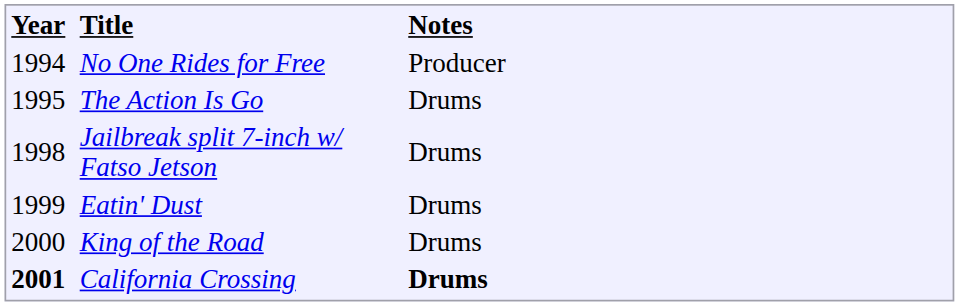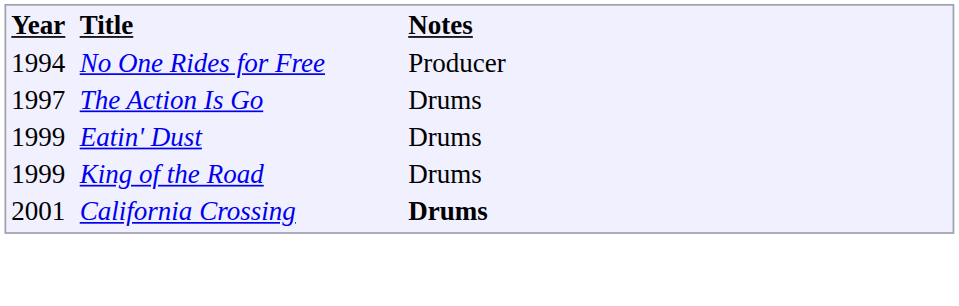(38, 99) 1995 -> (38, 99) 1997
- row: (211, 152)
(38, 241) 2000 -> (38, 174) 1999
(38, 279) bold -> (38, 211) normal
